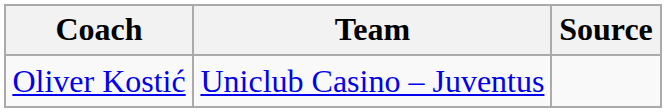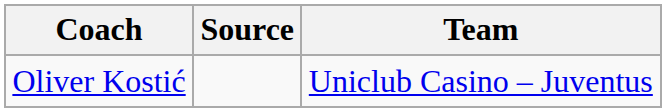columns swapped: (372, 29) <-> (606, 29)
